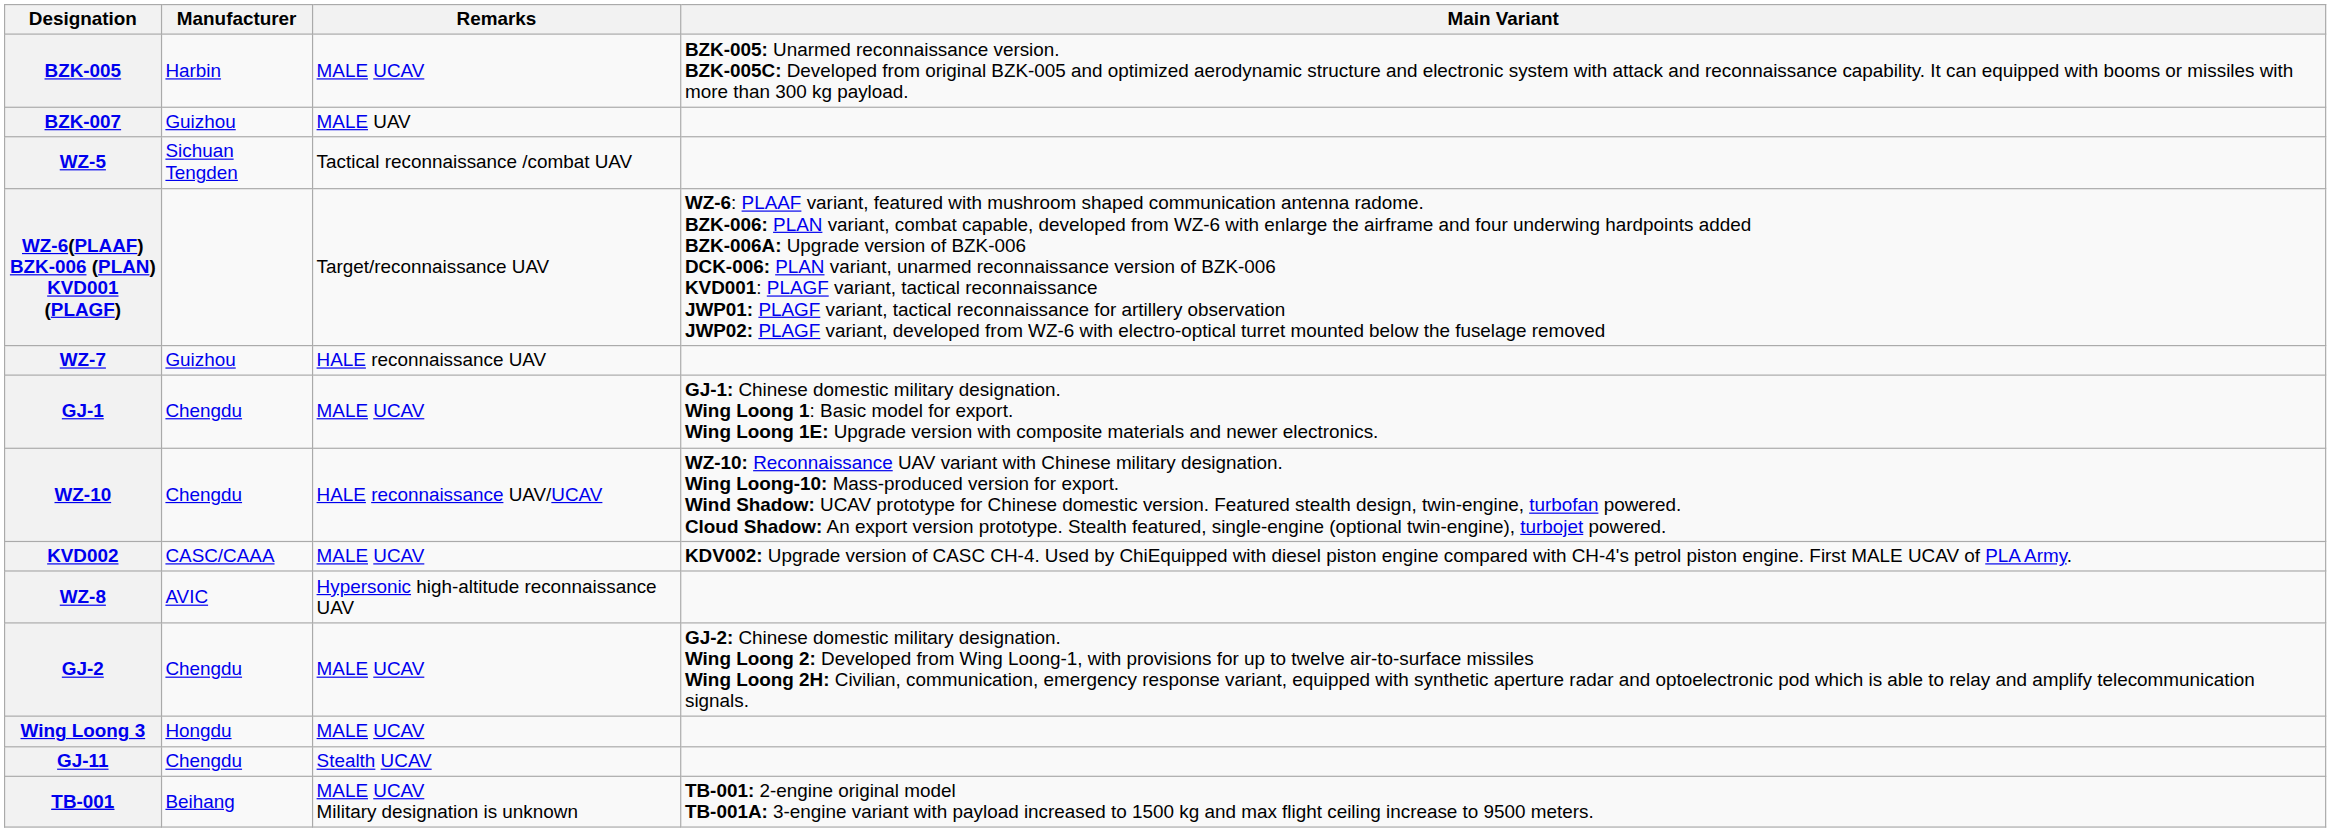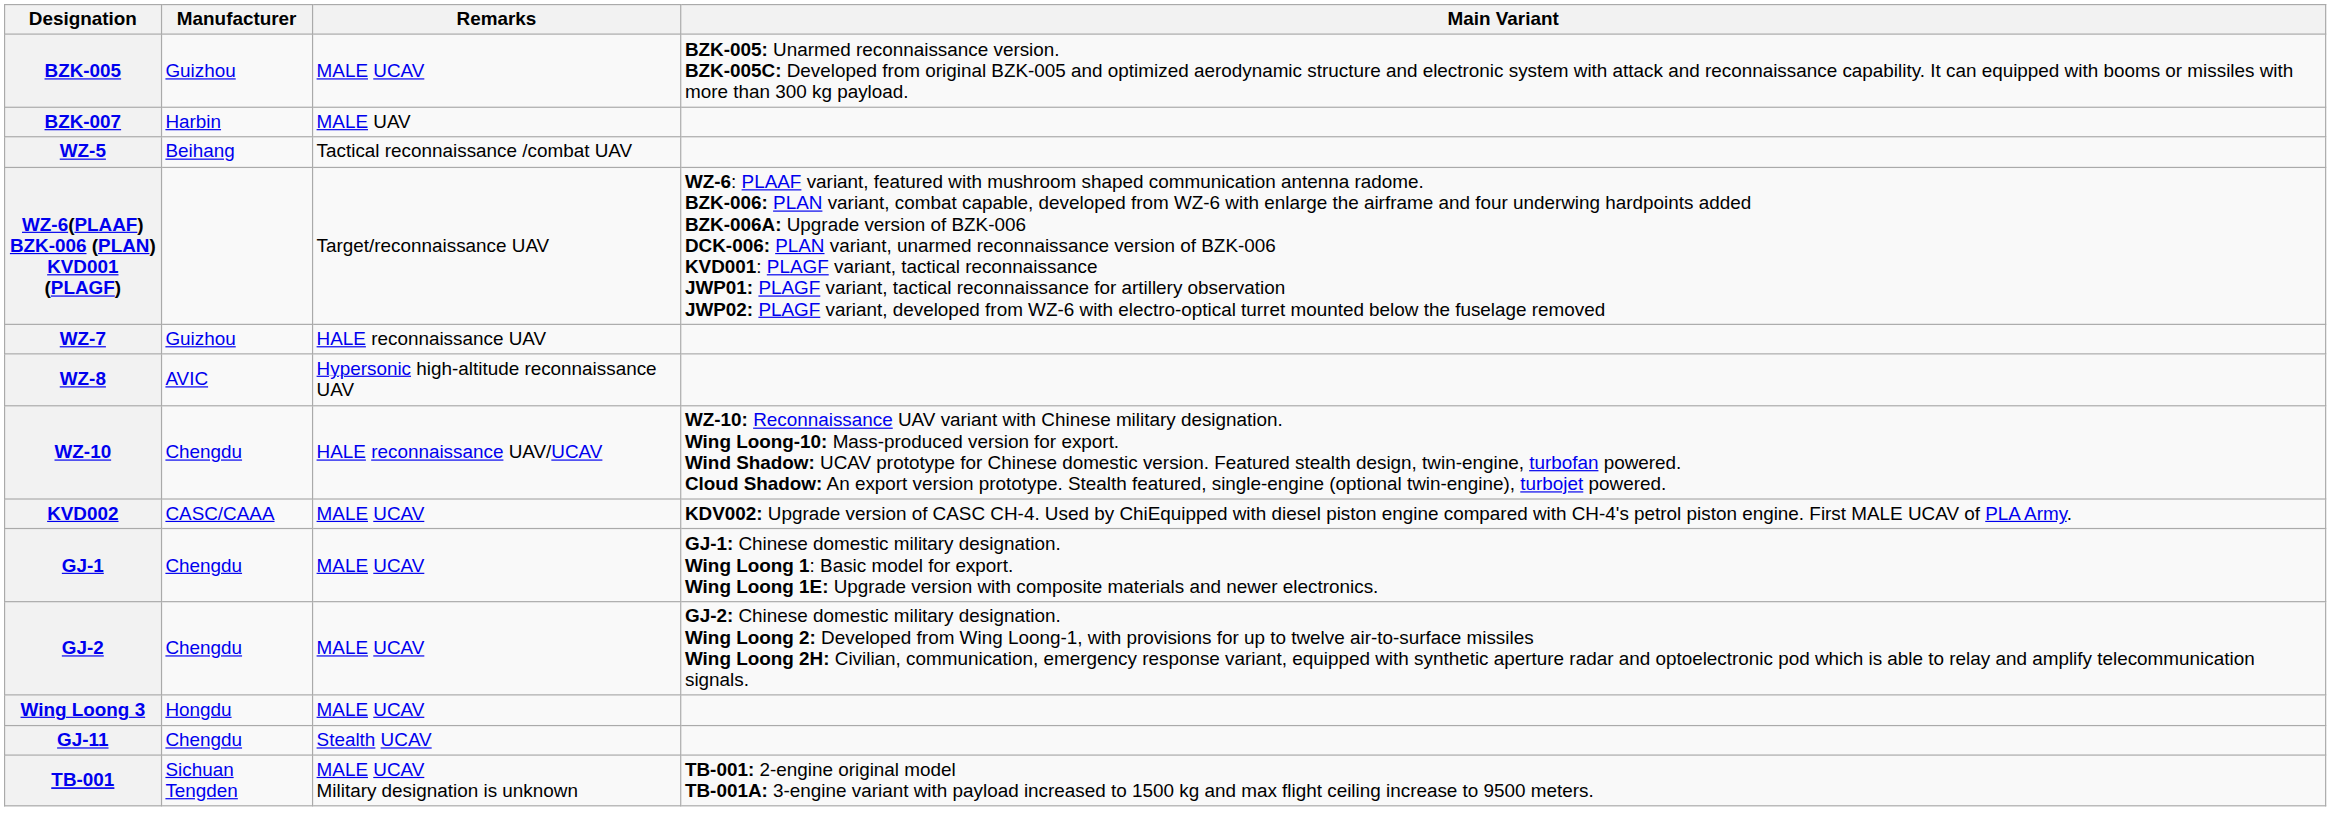(193, 70) Harbin -> (201, 70) Guizhou
(201, 121) Guizhou -> (193, 121) Harbin
(202, 162) Sichuan Tengden -> (200, 151) Beihang
rows swapped: (83, 596) <-> (83, 411)
(200, 801) Beihang -> (202, 780) Sichuan Tengden
